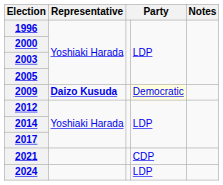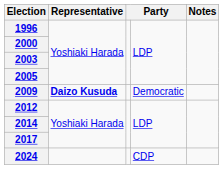(158, 92) lightyellow background -> (158, 92) no background
- row: (26, 156)
(143, 172) LDP -> (143, 156) CDP
